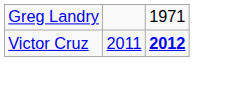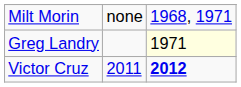+ row: (44, 17)
(167, 17) no background -> (168, 43) lightyellow background
